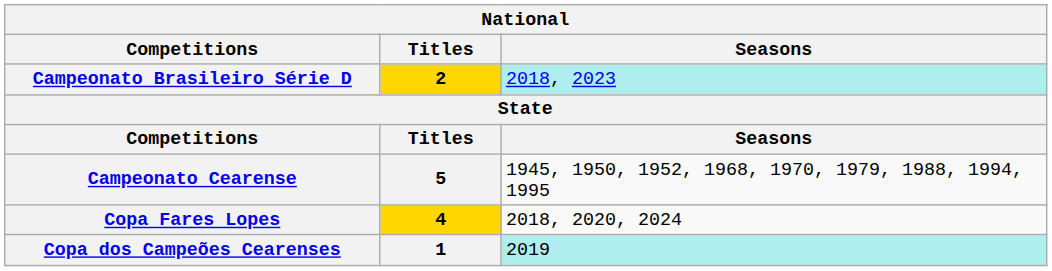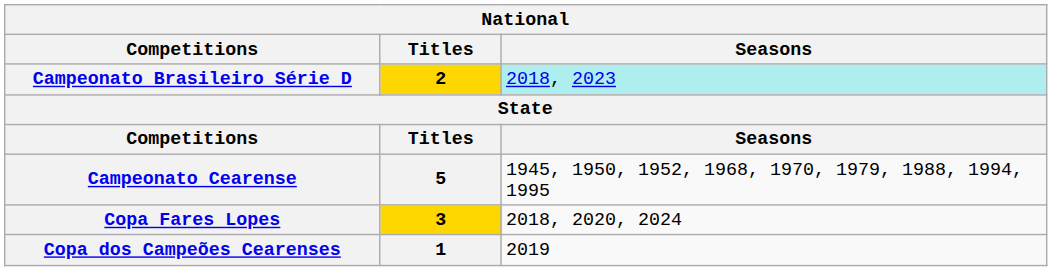(441, 220) 4 -> (441, 220) 3
(528, 250) paleturquoise background -> (528, 250) no background
